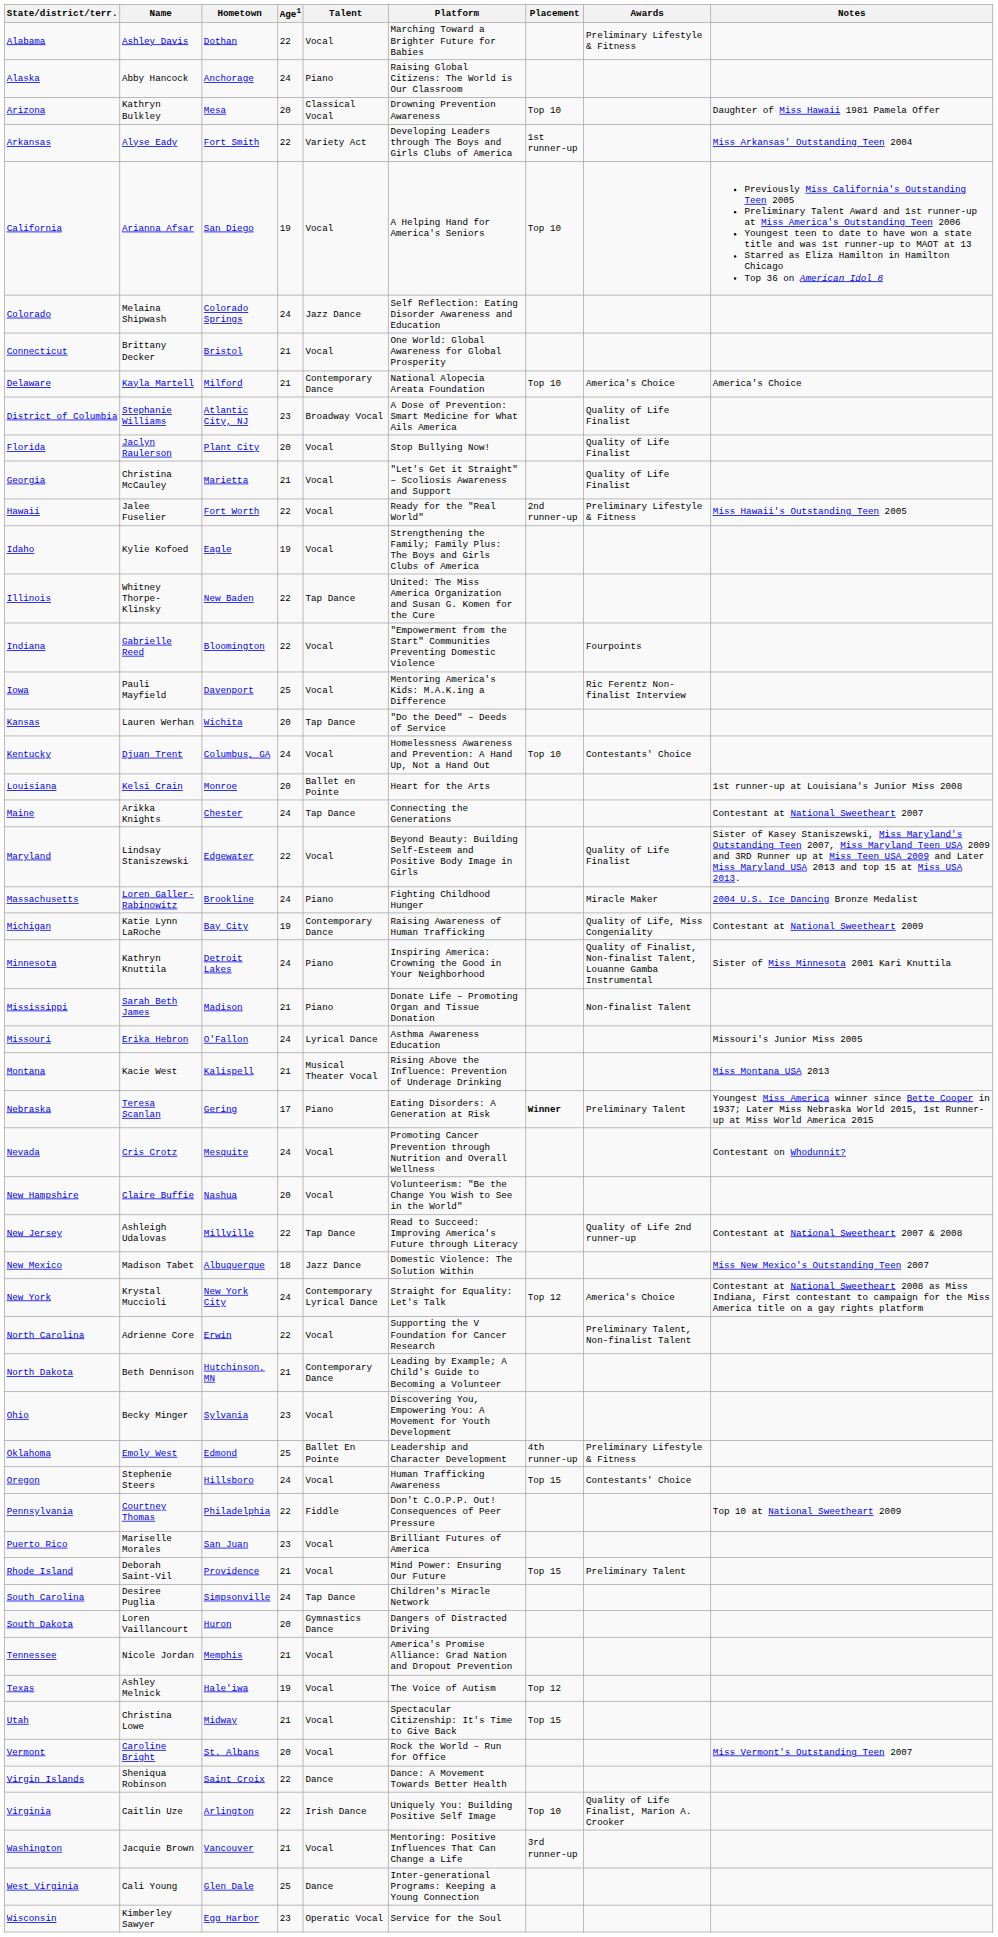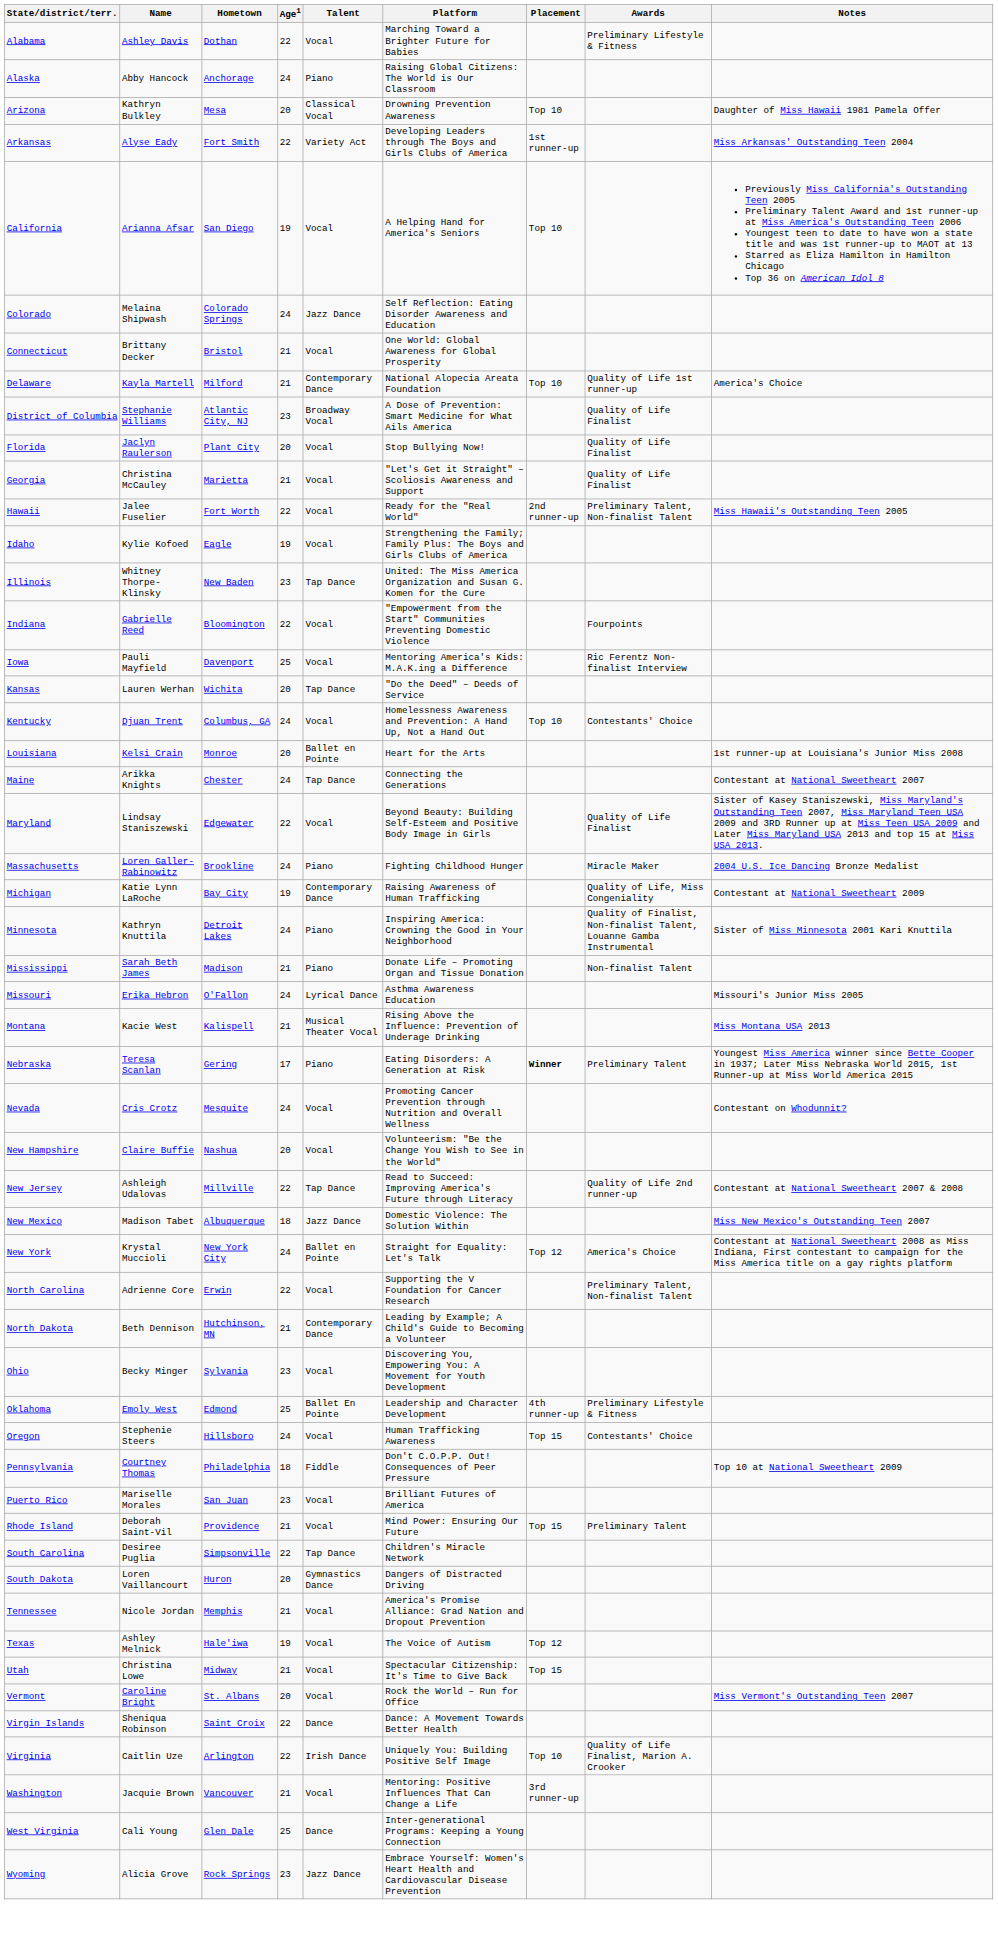(630, 384) America's Choice -> (640, 384) Quality of Life 1st runner-up
(644, 512) Preliminary Lifestyle & Fitness -> (640, 512) Preliminary Talent, Non-finalist Talent
(285, 598) 22 -> (285, 582) 23
(342, 1297) Contemporary Lyrical Dance -> (330, 1253) Ballet en Pointe
(285, 1512) 22 -> (285, 1468) 18
(285, 1597) 24 -> (285, 1553) 22
- row: (32, 1918)
+ row: (26, 1874)
